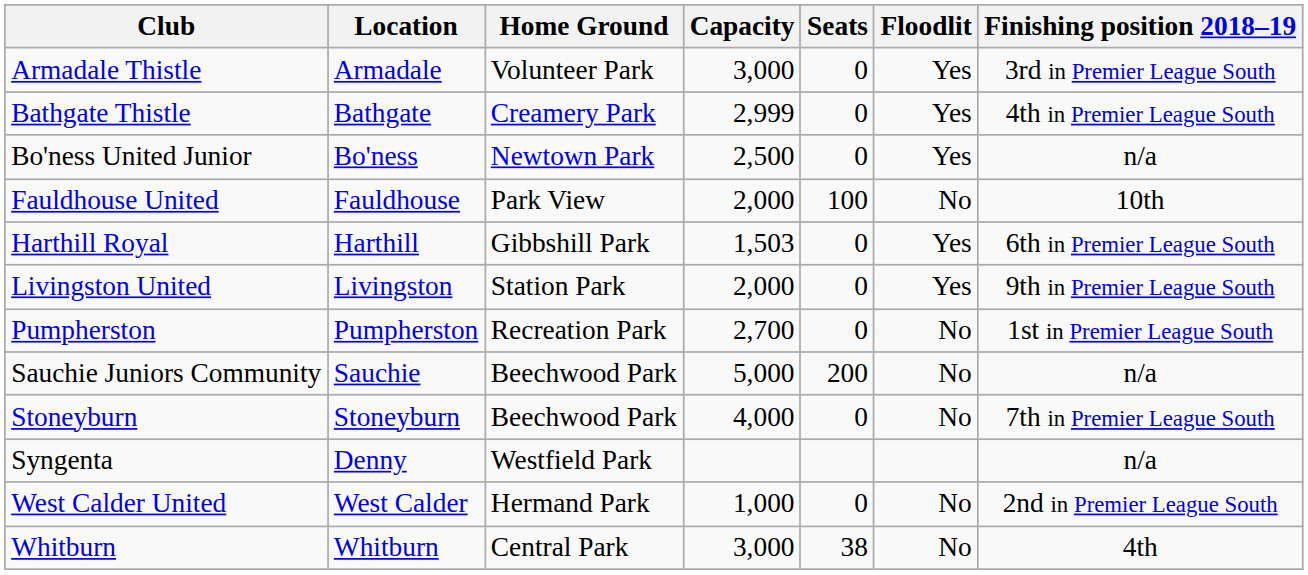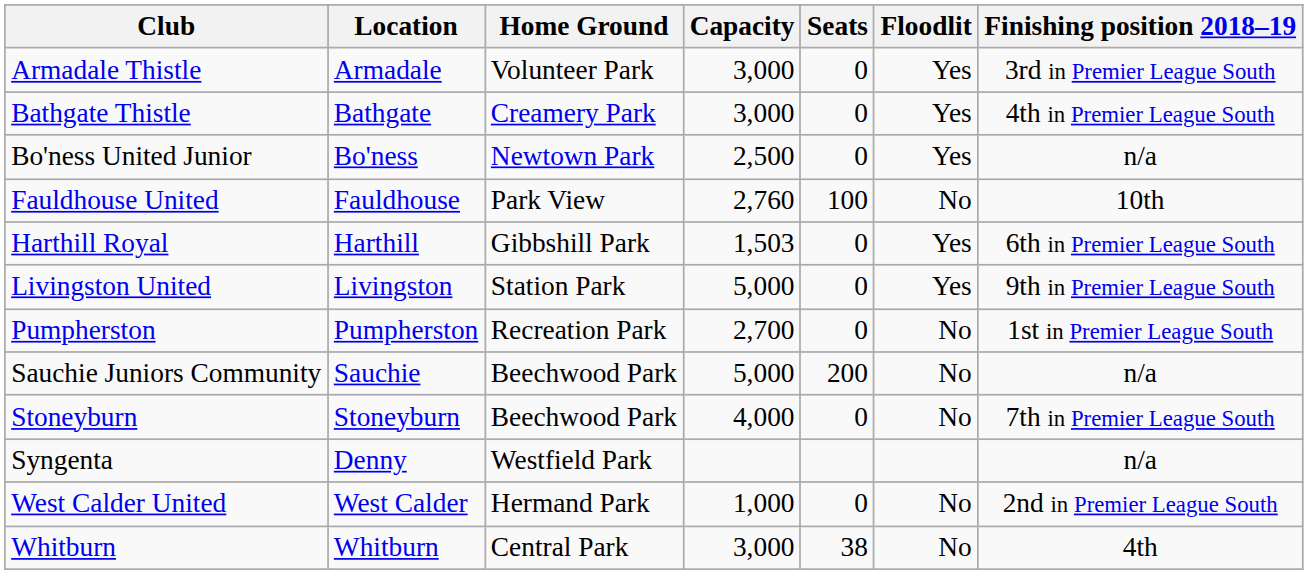(764, 112) 2,999 -> (764, 112) 3,000
(764, 199) 2,000 -> (764, 199) 2,760
(764, 286) 2,000 -> (764, 286) 5,000
